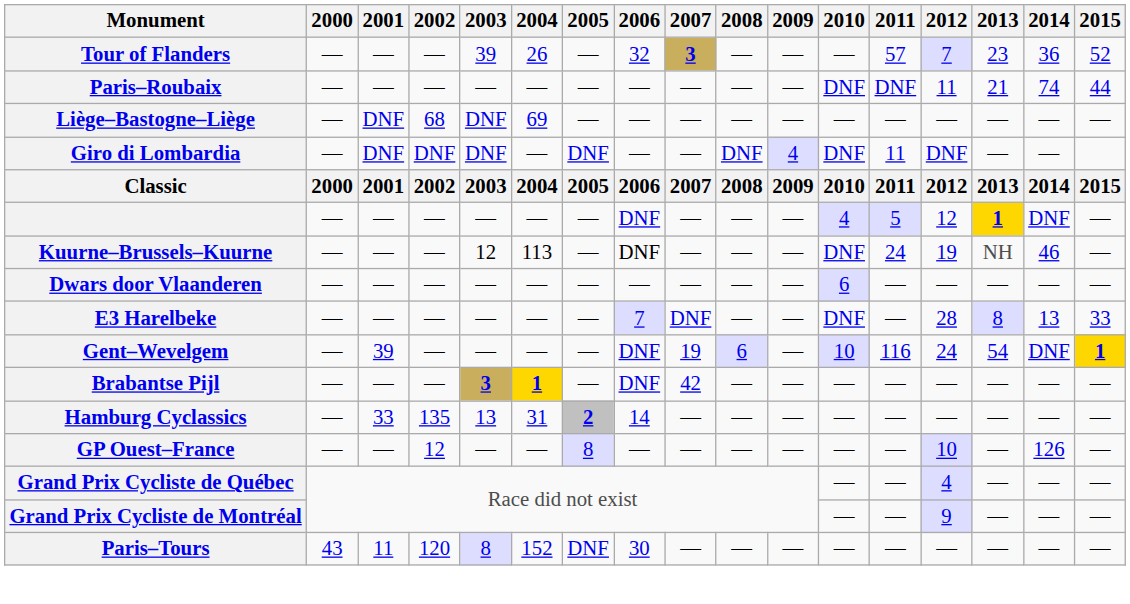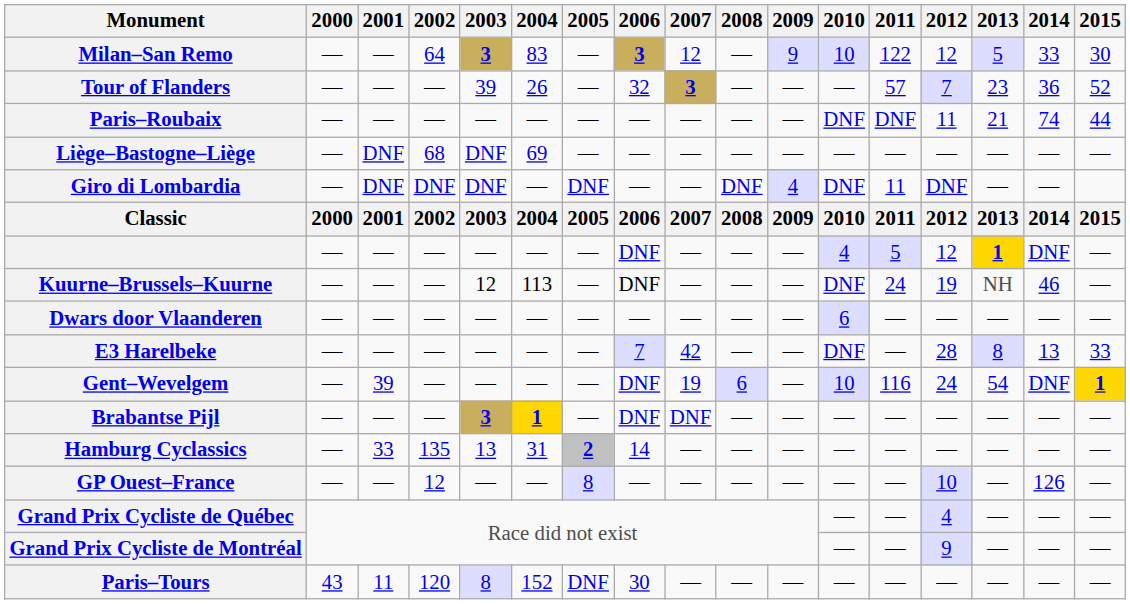+ row: (156, 53)
(691, 317) DNF -> (691, 350) 42
(691, 383) 42 -> (691, 416) DNF
